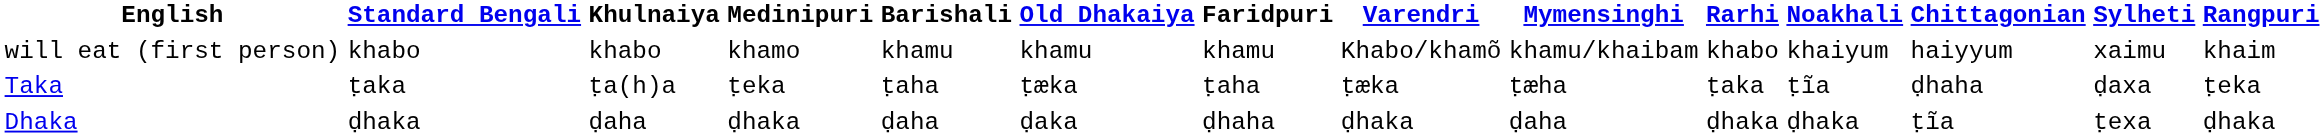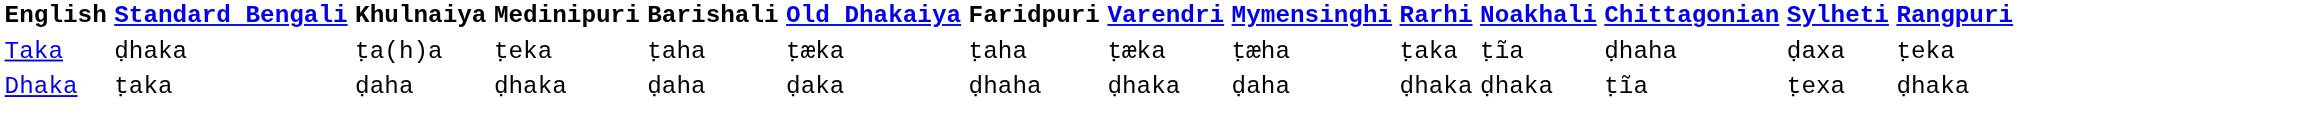- row: (172, 51)
(377, 87) ṭaka -> (151, 51) ḍhaka
(384, 122) ḍhaka -> (143, 87) ṭaka
